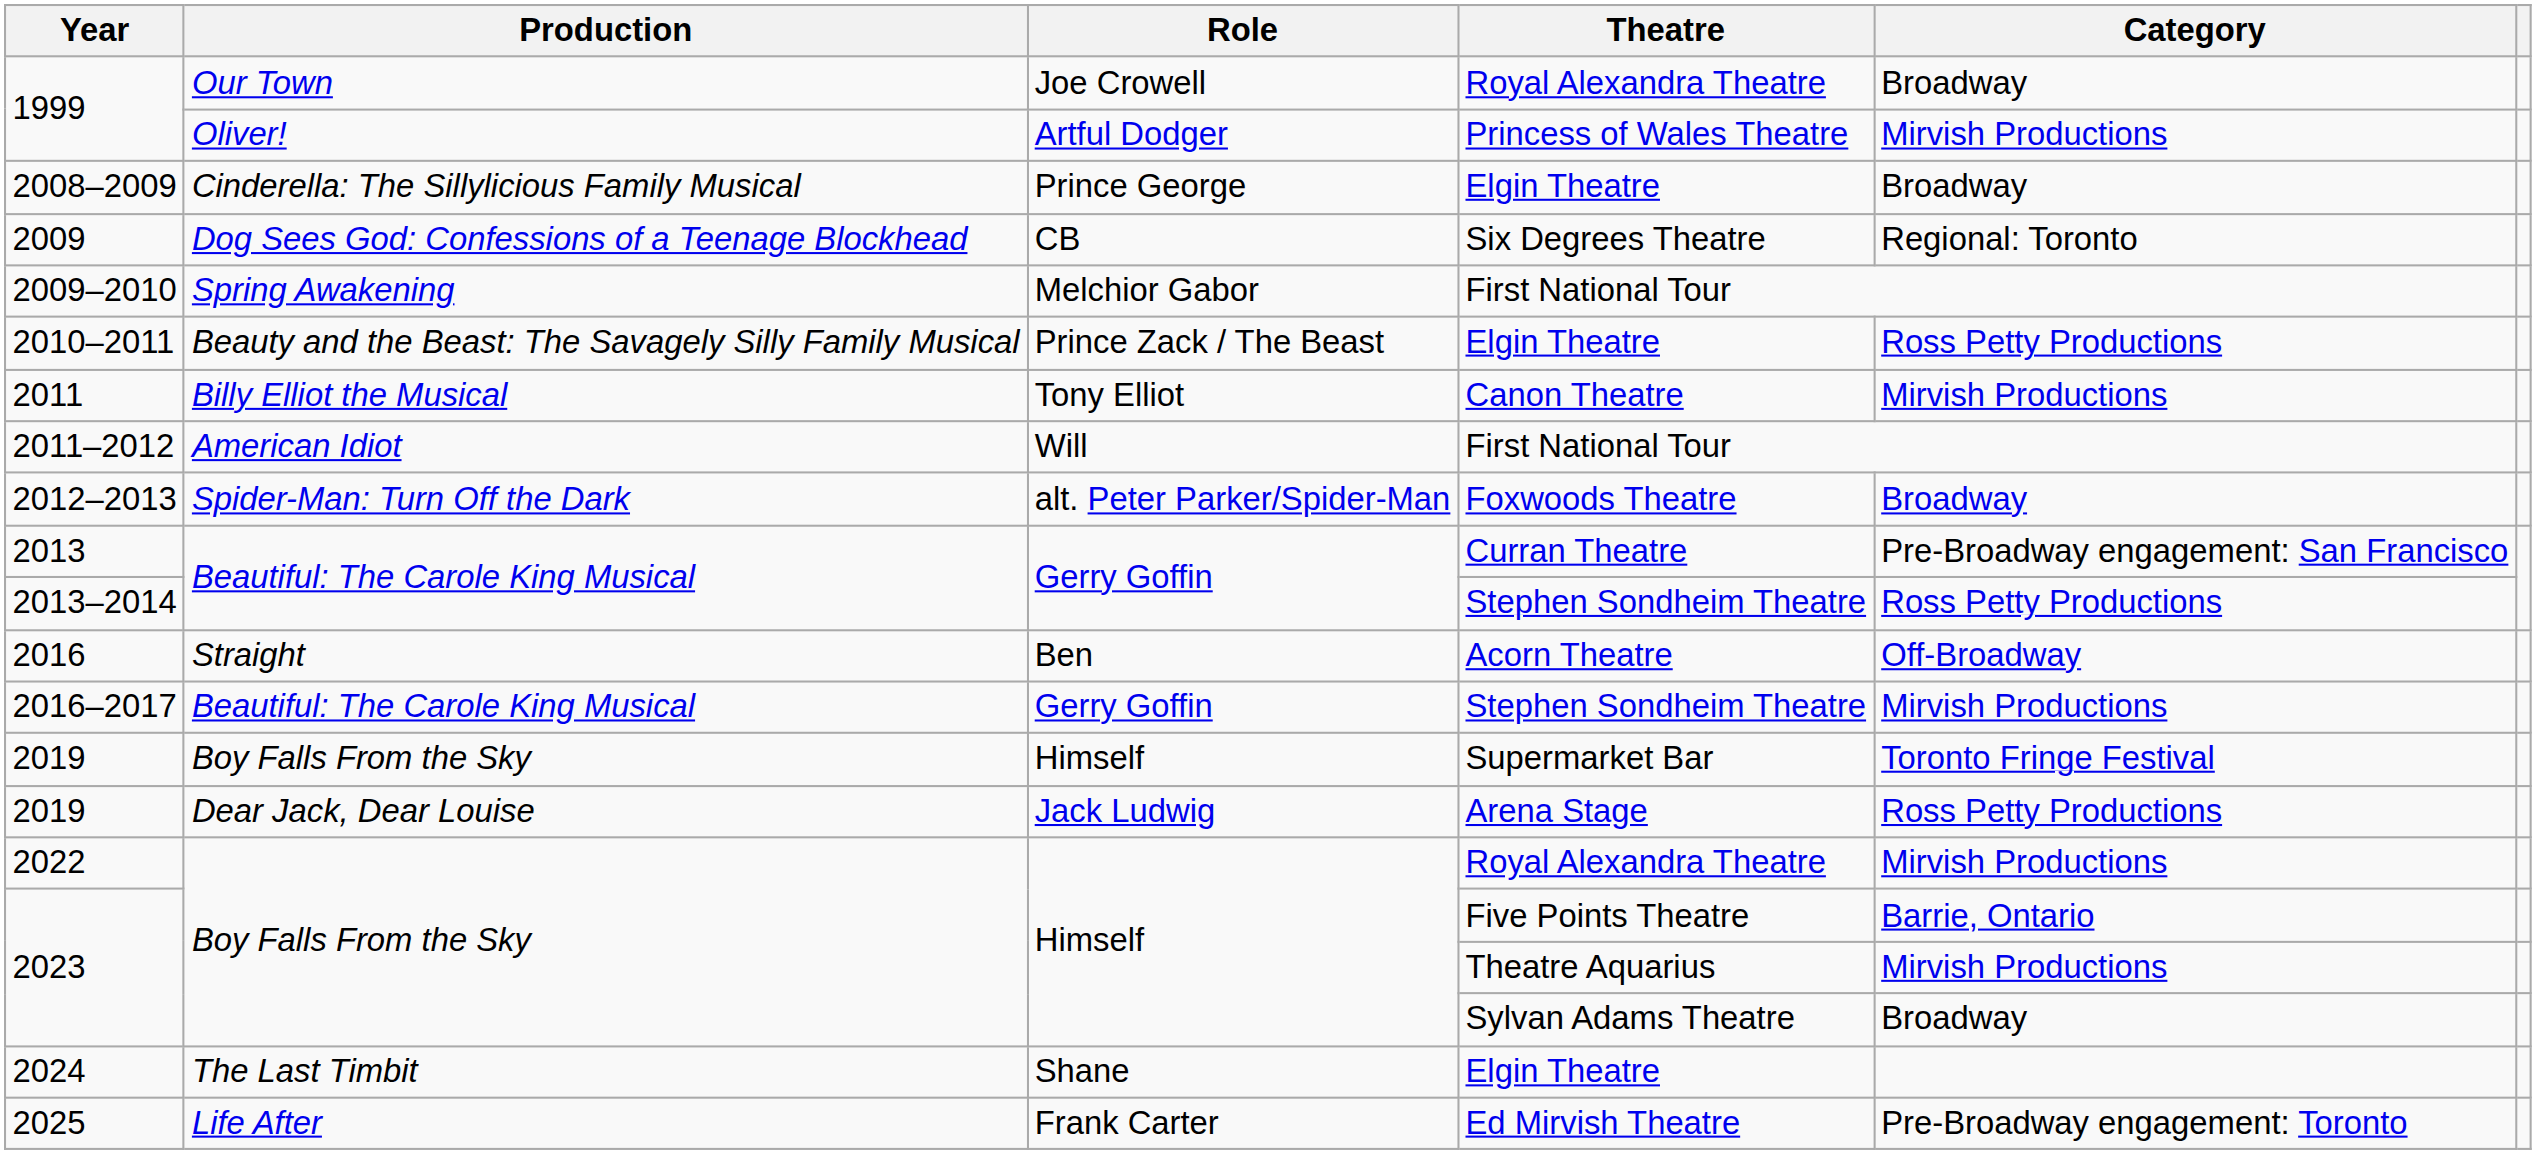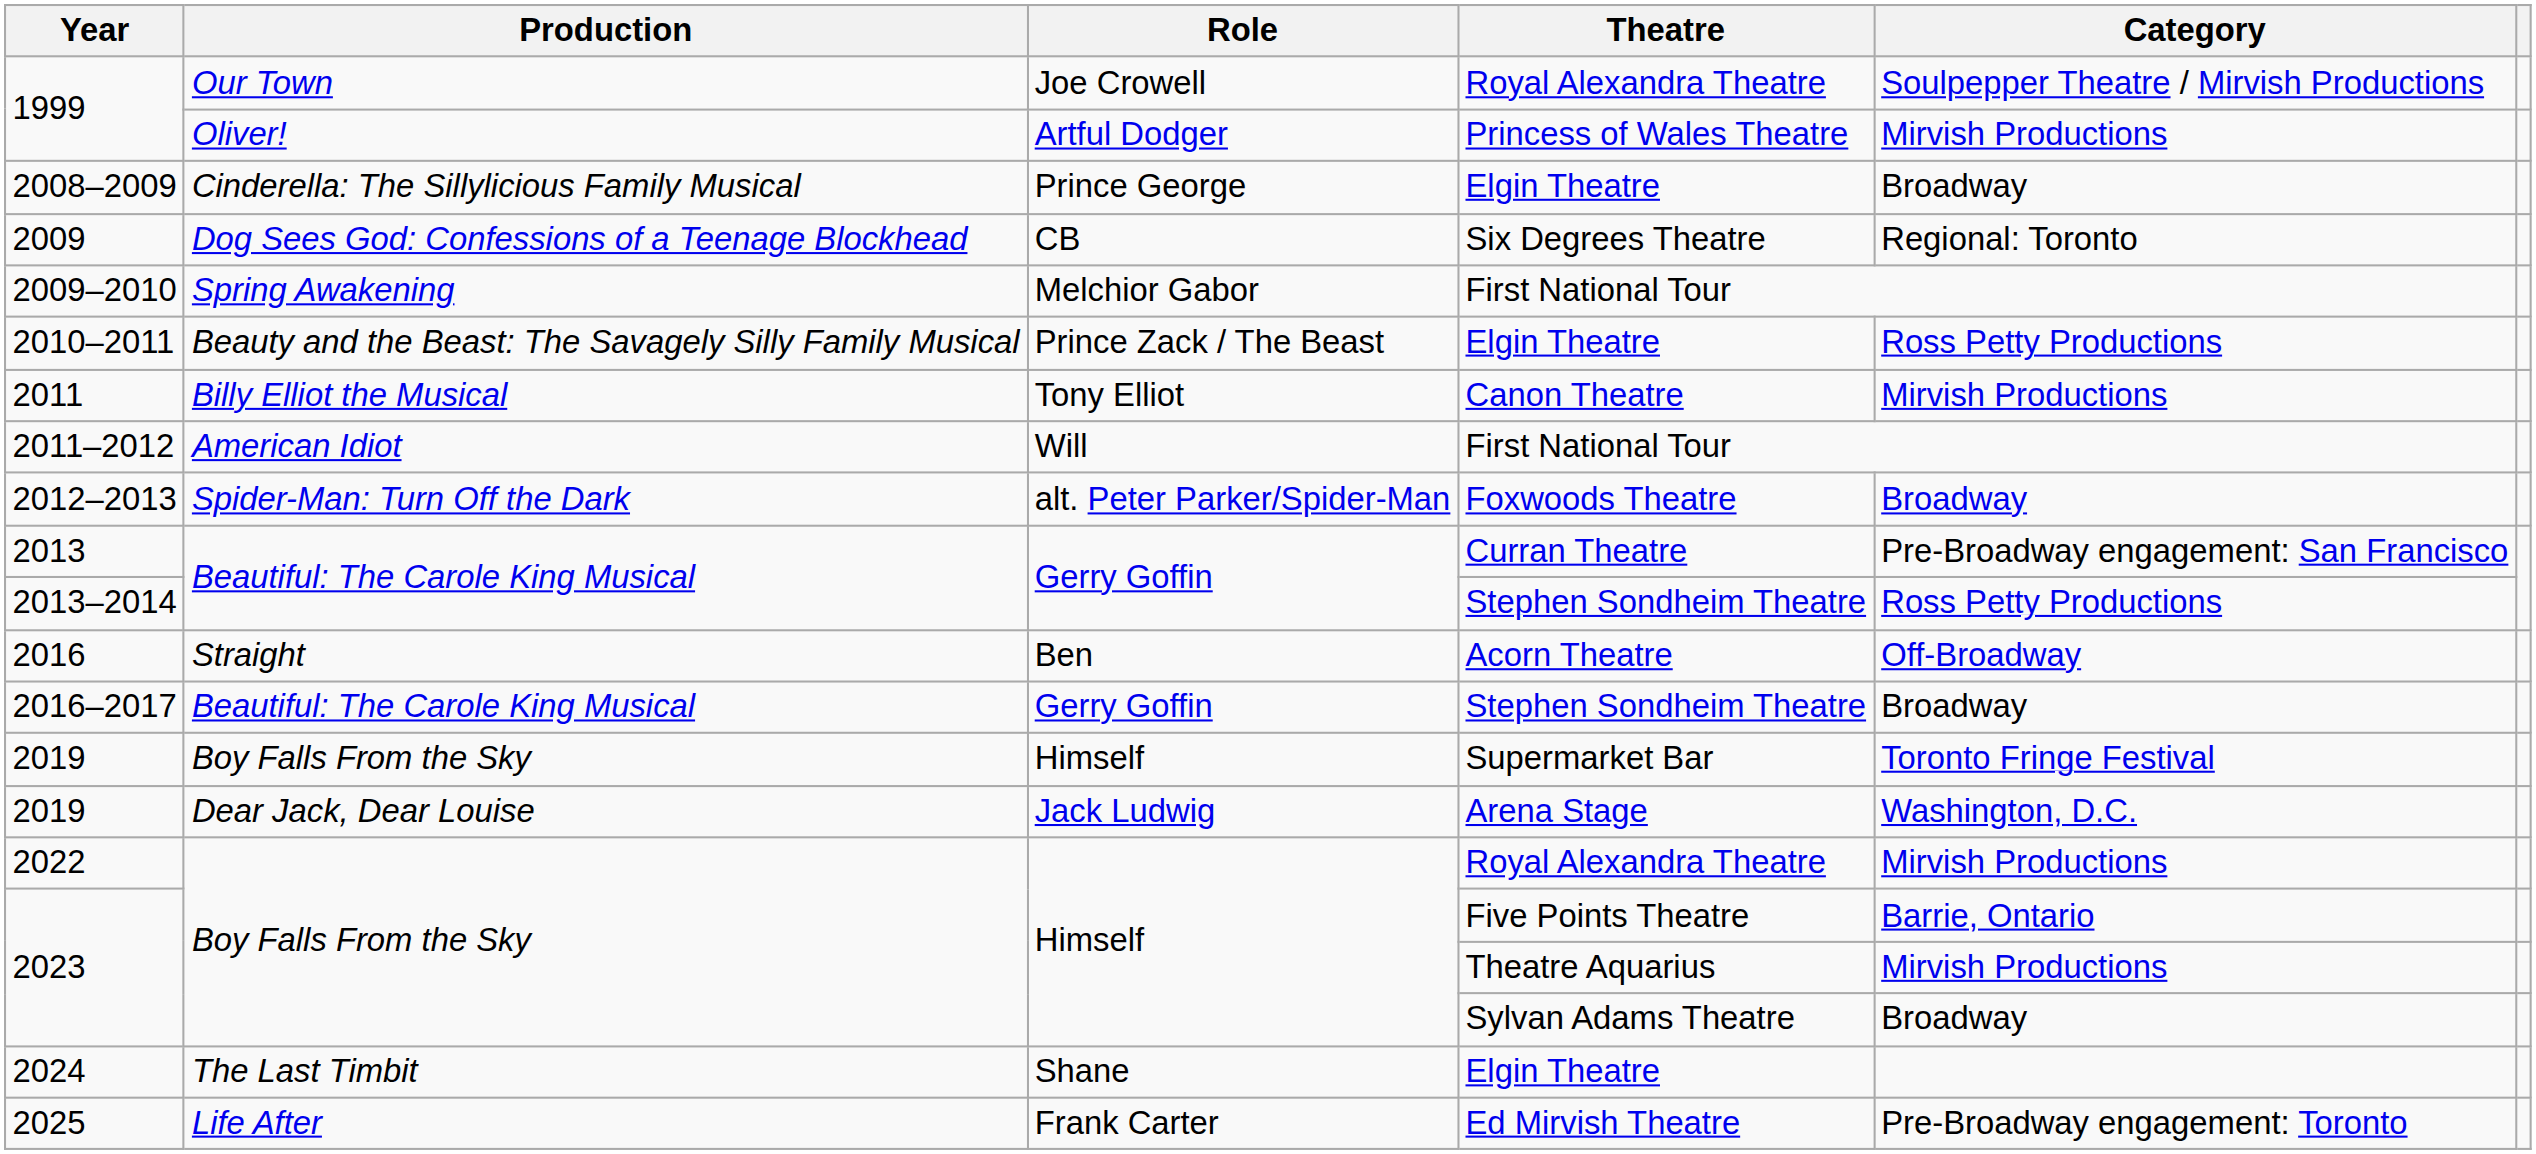(1954, 82) Broadway -> (2183, 82) Soulpepper Theatre / Mirvish Productions
(2024, 706) Mirvish Productions -> (1954, 706) Broadway
(2052, 810) Ross Petty Productions -> (2009, 810) Washington, D.C.
